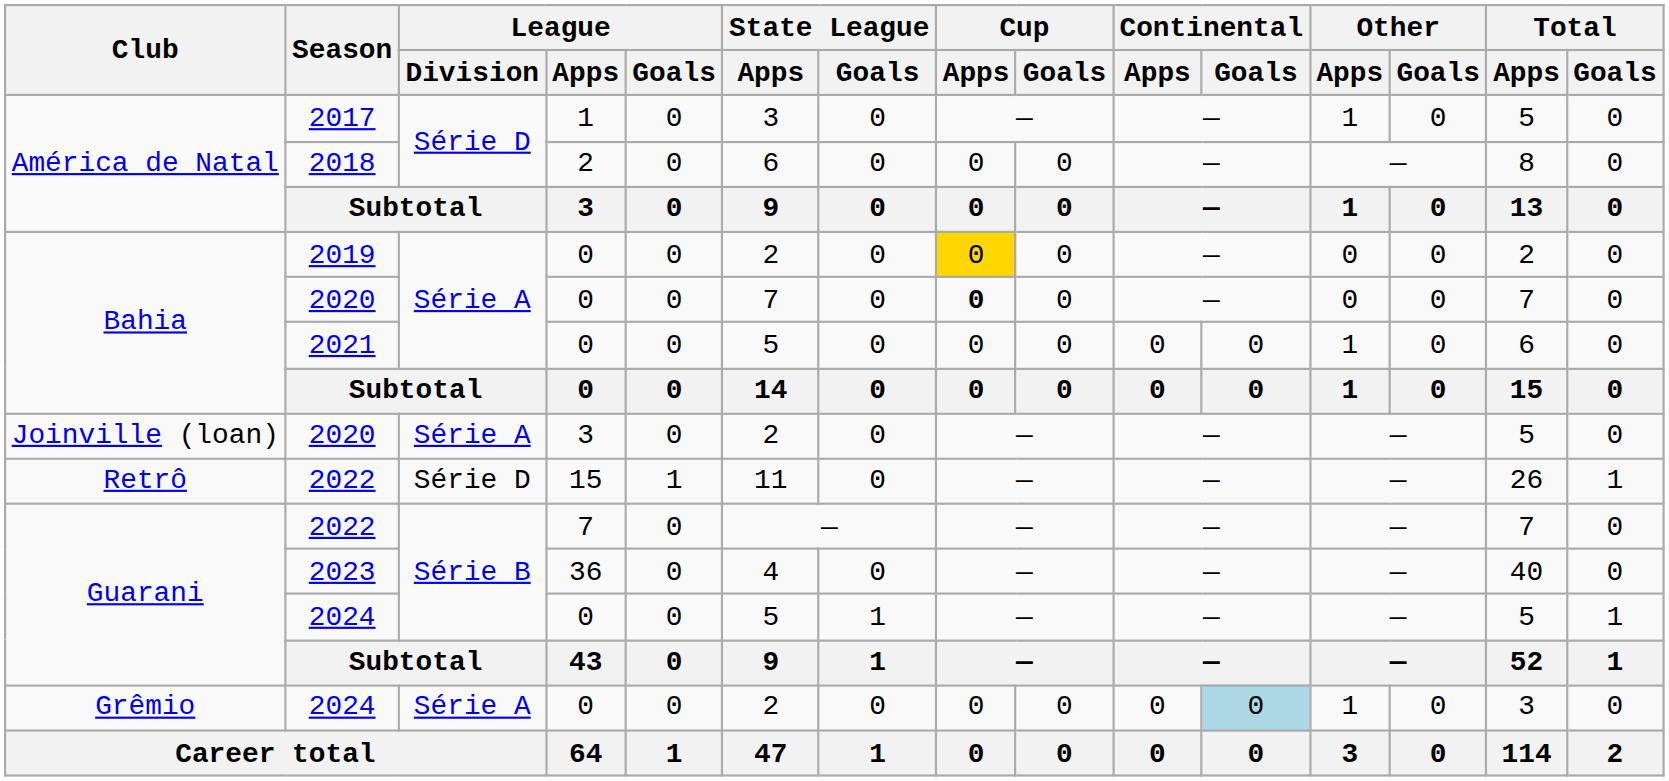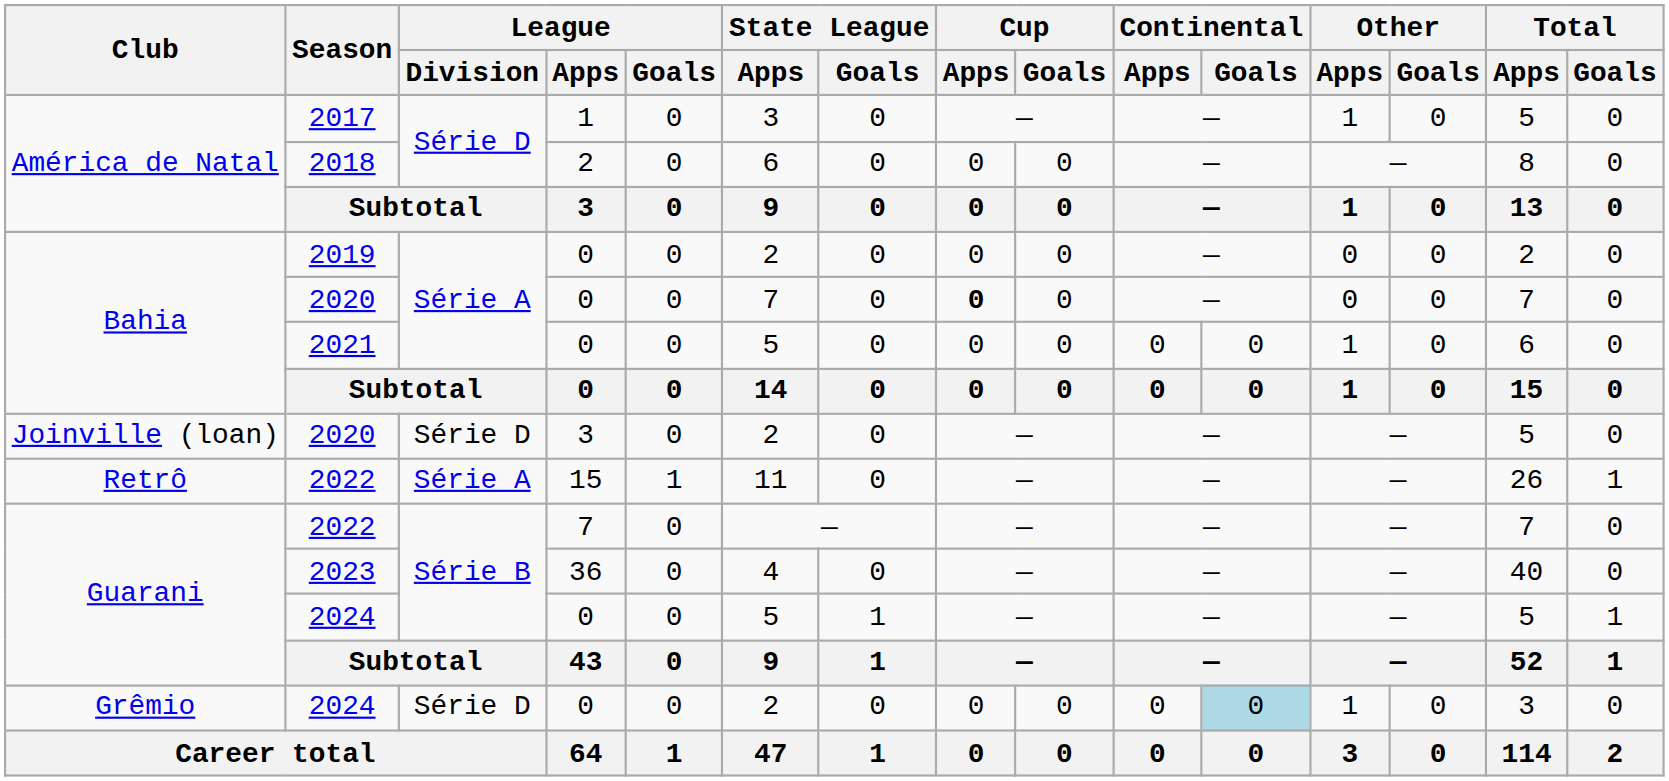(976, 254) gold background -> (976, 254) no background
(472, 436) Série A -> (472, 436) Série D
(472, 481) Série D -> (472, 481) Série A
(472, 708) Série A -> (472, 708) Série D
